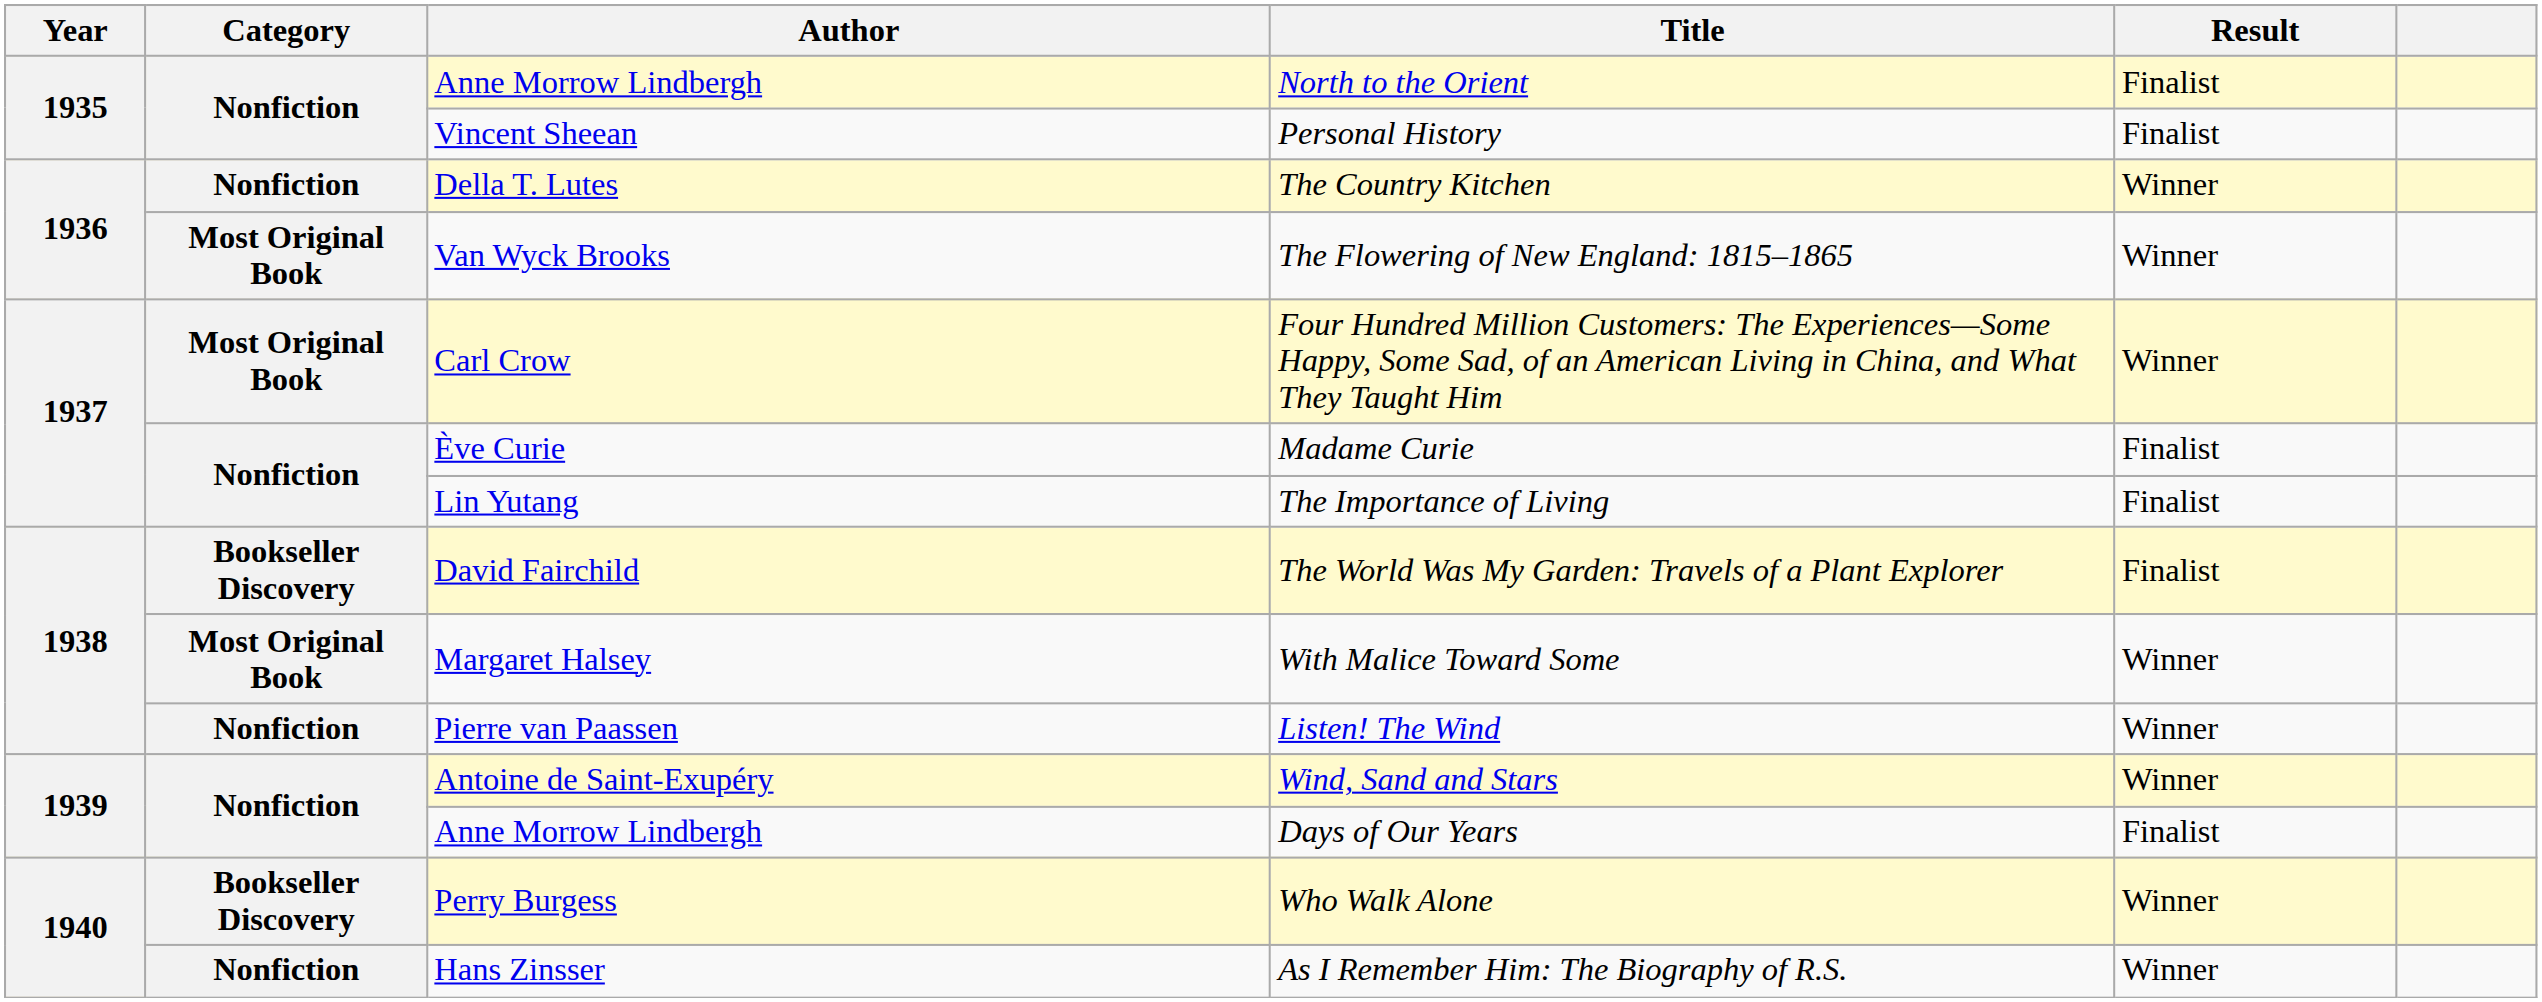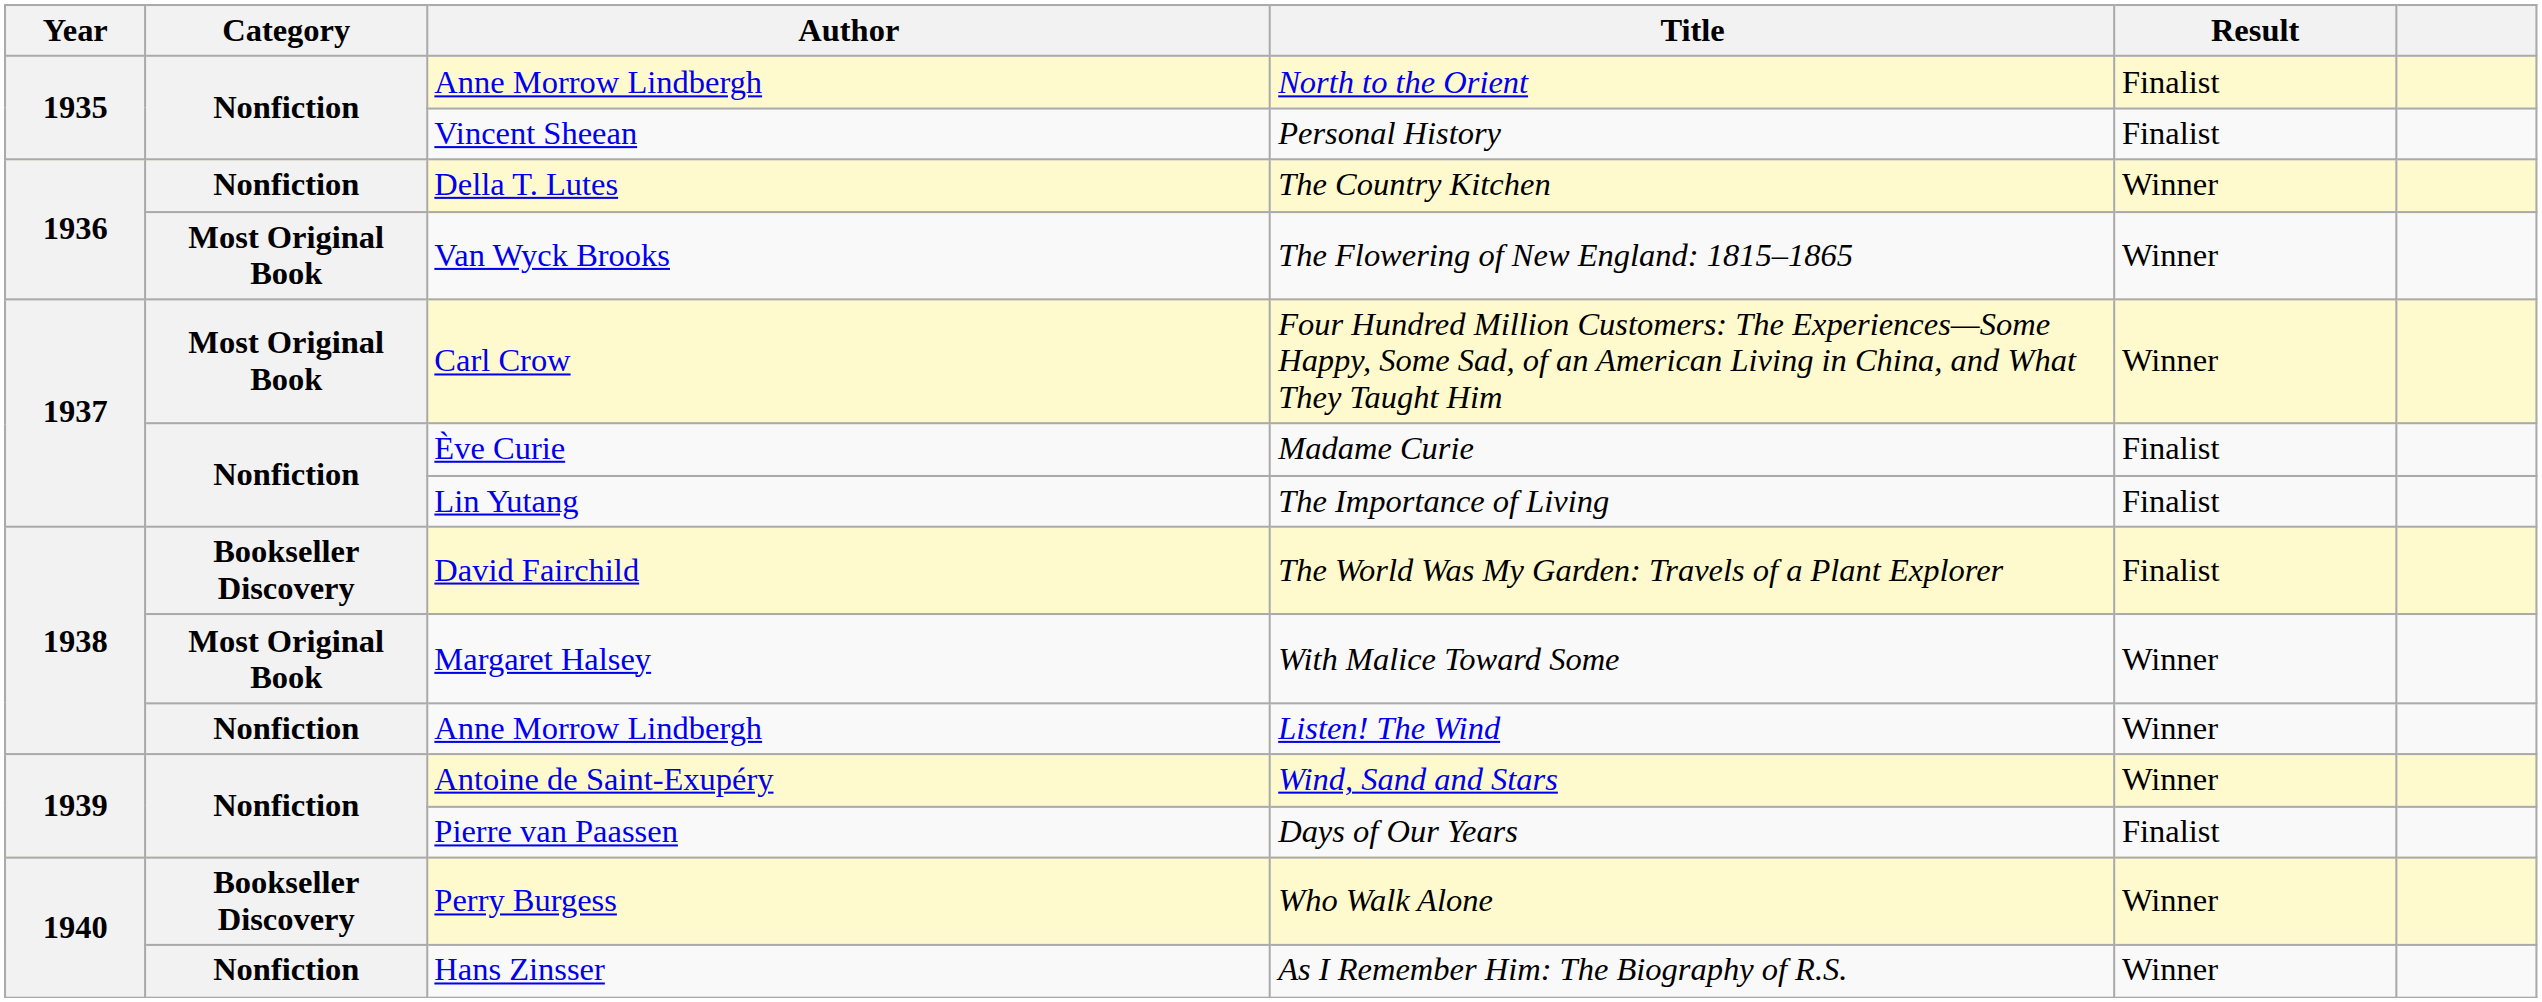(556, 728) Pierre van Paassen -> (598, 728) Anne Morrow Lindbergh
(598, 831) Anne Morrow Lindbergh -> (556, 831) Pierre van Paassen
